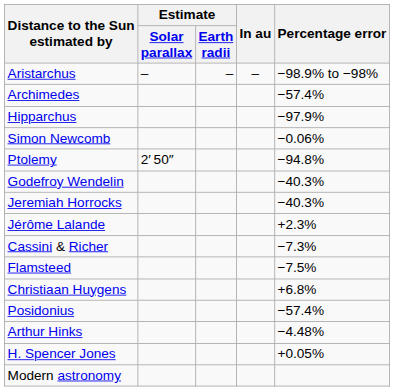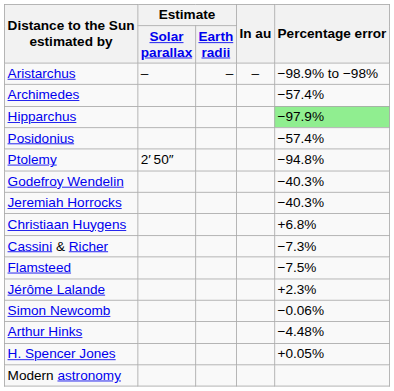(301, 116) no background -> (301, 116) lightgreen background
rows swapped: (41, 310) <-> (59, 138)
rows swapped: (67, 289) <-> (56, 224)
